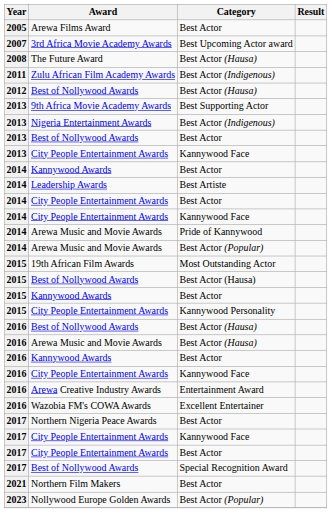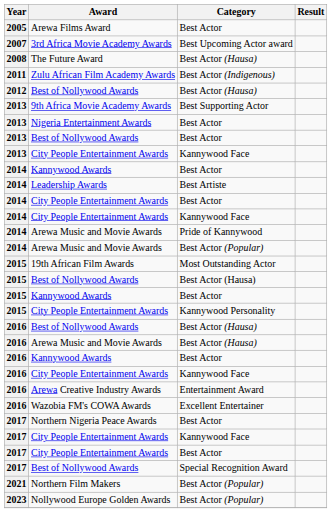(227, 122) Best Actor (Indigenous) -> (201, 122) Best Actor
(201, 484) Best Actor -> (221, 484) Best Actor (Popular)
